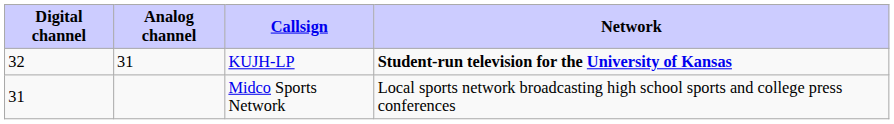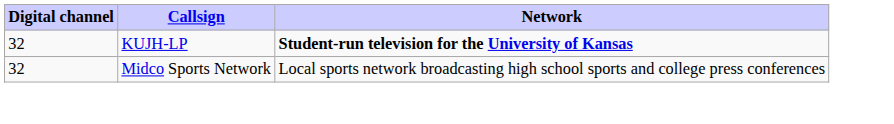- column: (169, 26)
(16, 96) 31 -> (16, 69) 32
